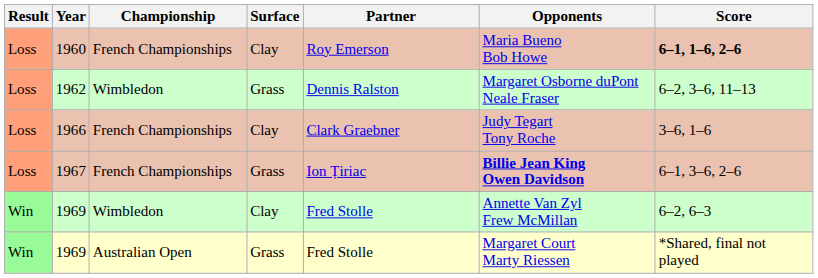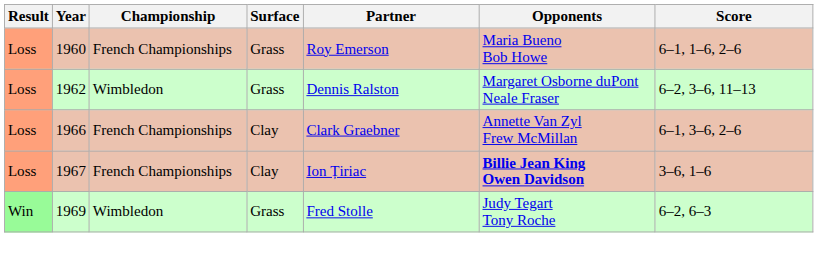(264, 48) Clay -> (267, 48) Grass
(700, 48) bold -> (700, 48) normal
(519, 130) Judy Tegart Tony Roche -> (532, 130) Annette Van Zyl Frew McMillan
(685, 130) 3–6, 1–6 -> (700, 130) 6–1, 3–6, 2–6
(267, 171) Grass -> (264, 171) Clay
(700, 171) 6–1, 3–6, 2–6 -> (685, 171) 3–6, 1–6
(264, 211) Clay -> (267, 211) Grass
(532, 211) Annette Van Zyl Frew McMillan -> (519, 211) Judy Tegart Tony Roche
- row: (71, 252)
